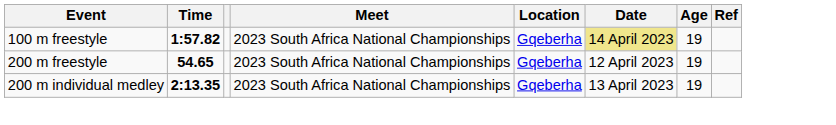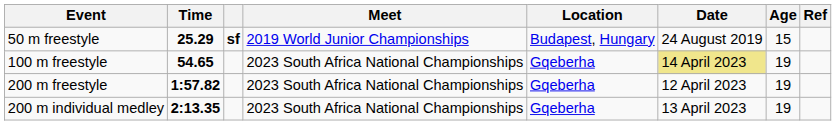+ row: (54, 39)
(195, 39) 1:57.82 -> (195, 62) 54.65
(195, 62) 54.65 -> (195, 85) 1:57.82
